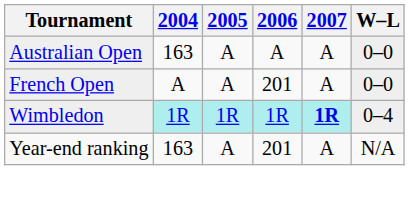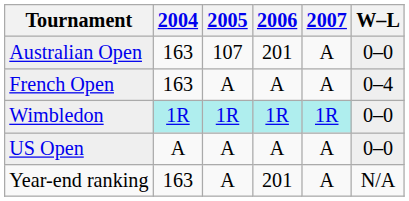(228, 52) A -> (228, 52) 107
(277, 52) A -> (277, 52) 201
(178, 84) A -> (178, 84) 163
(277, 84) 201 -> (277, 84) A
(378, 84) 0–0 -> (378, 84) 0–4
(327, 116) bold -> (327, 116) normal
(378, 116) 0–4 -> (378, 116) 0–0
+ row: (47, 148)
